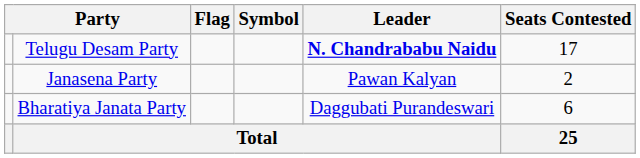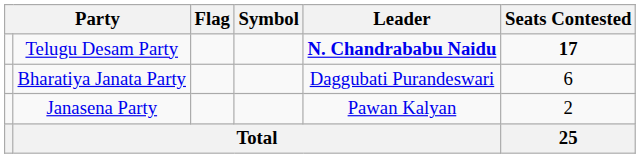(568, 49) normal -> (568, 49) bold
rows swapped: (102, 108) <-> (102, 78)
